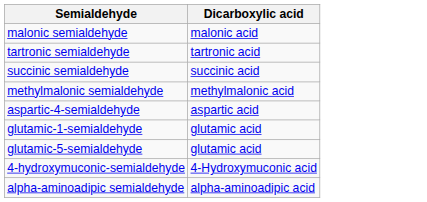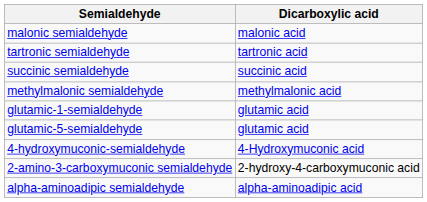- row: (73, 110)
+ row: (120, 168)
